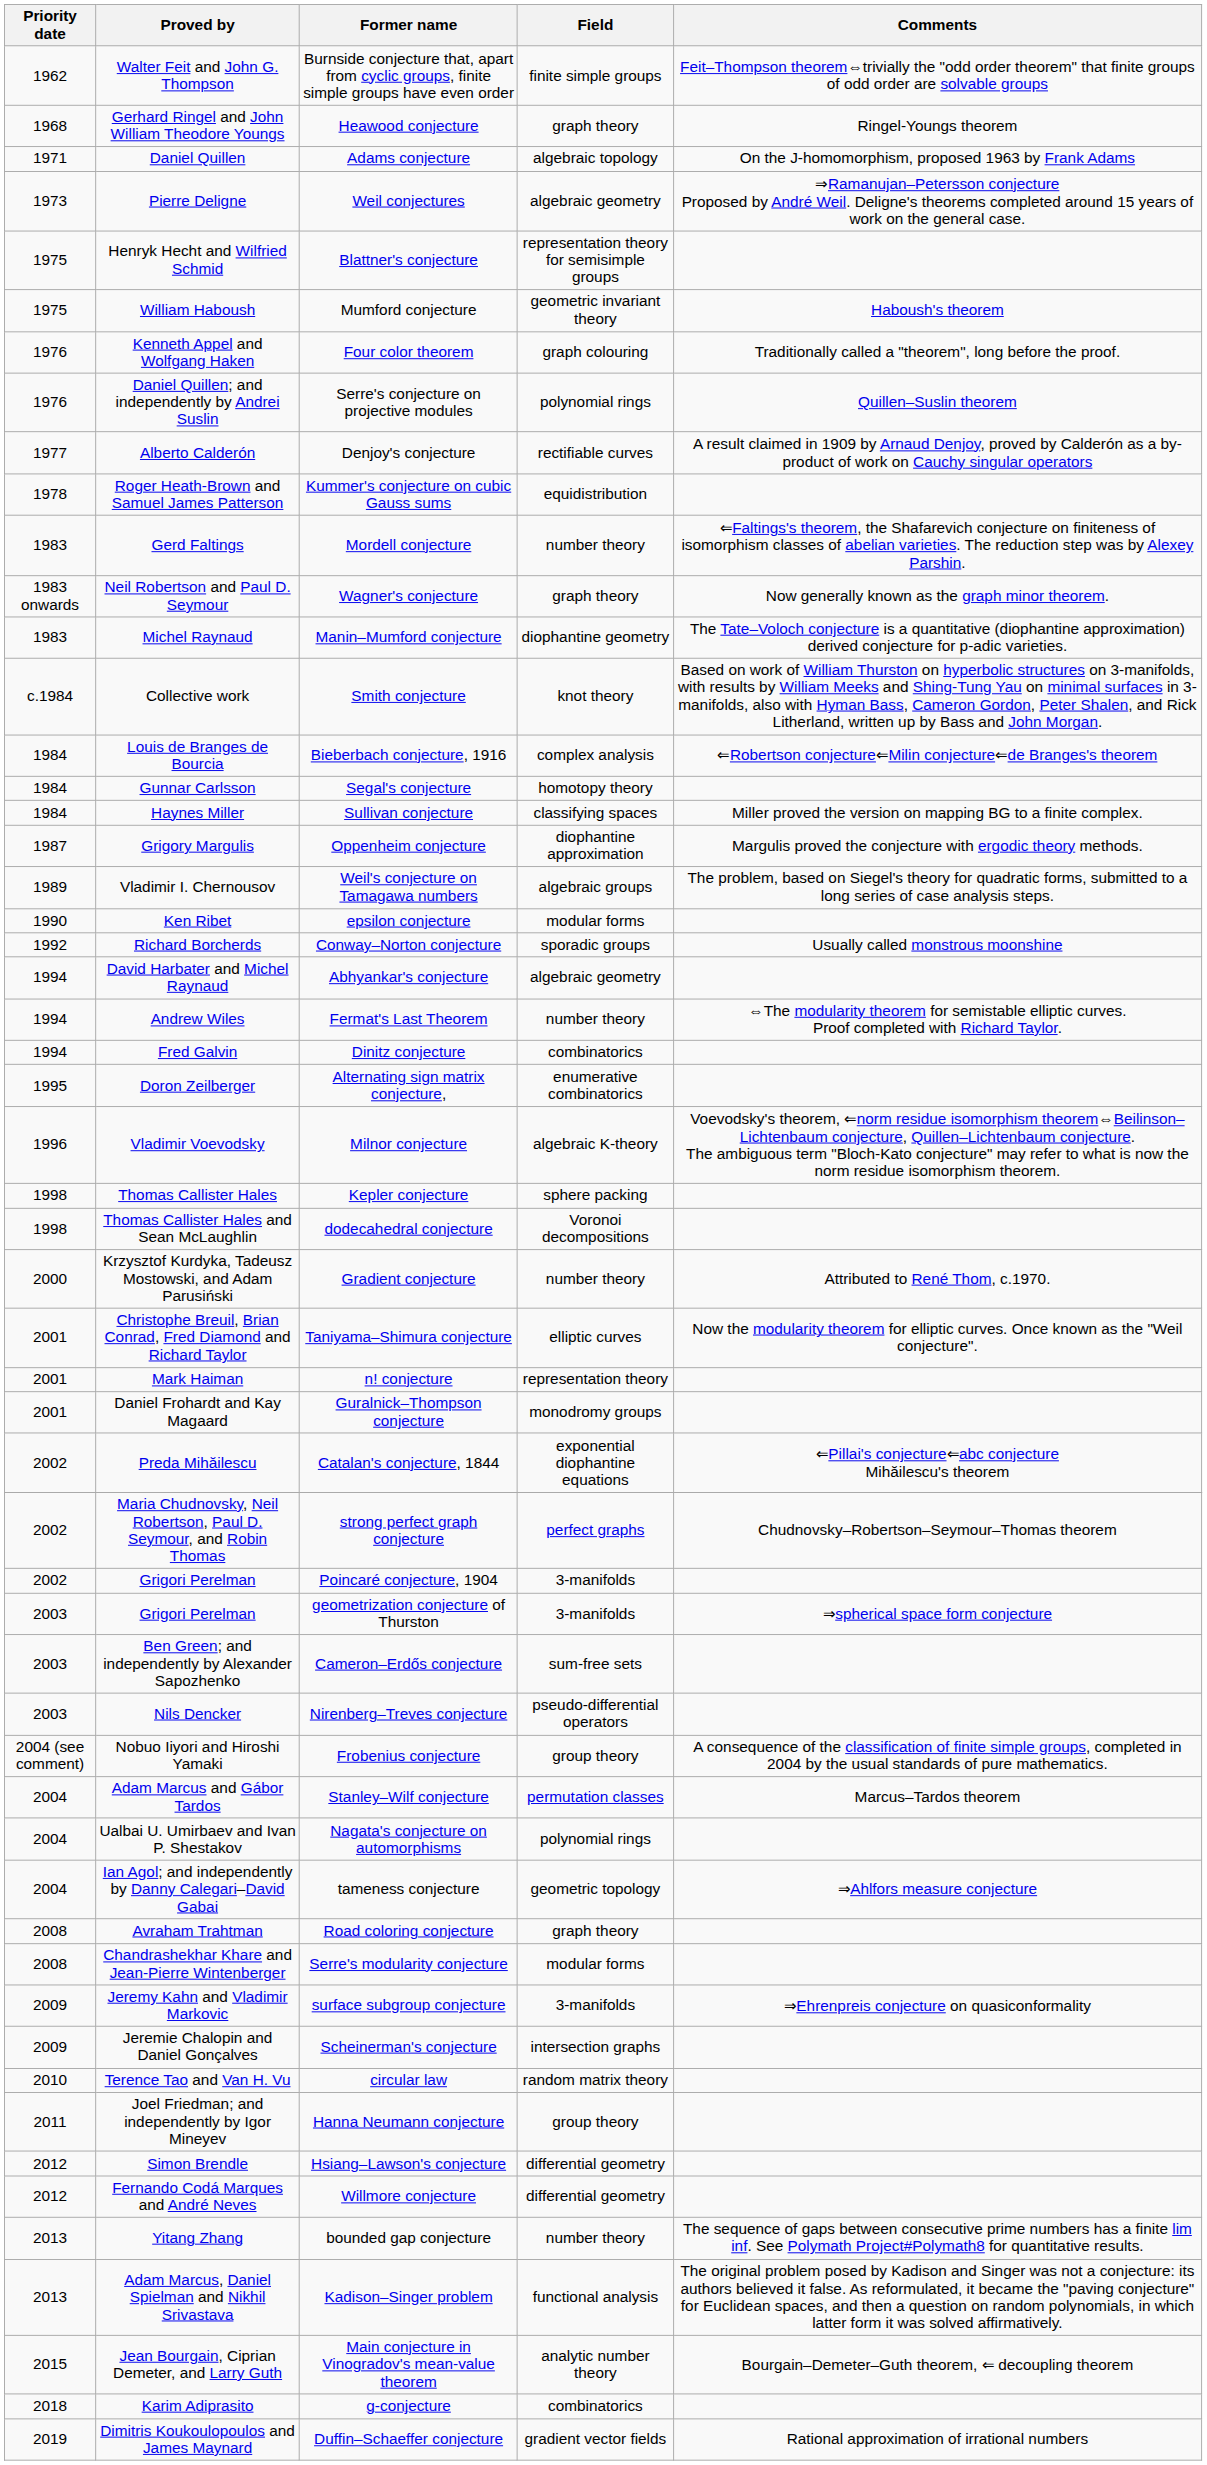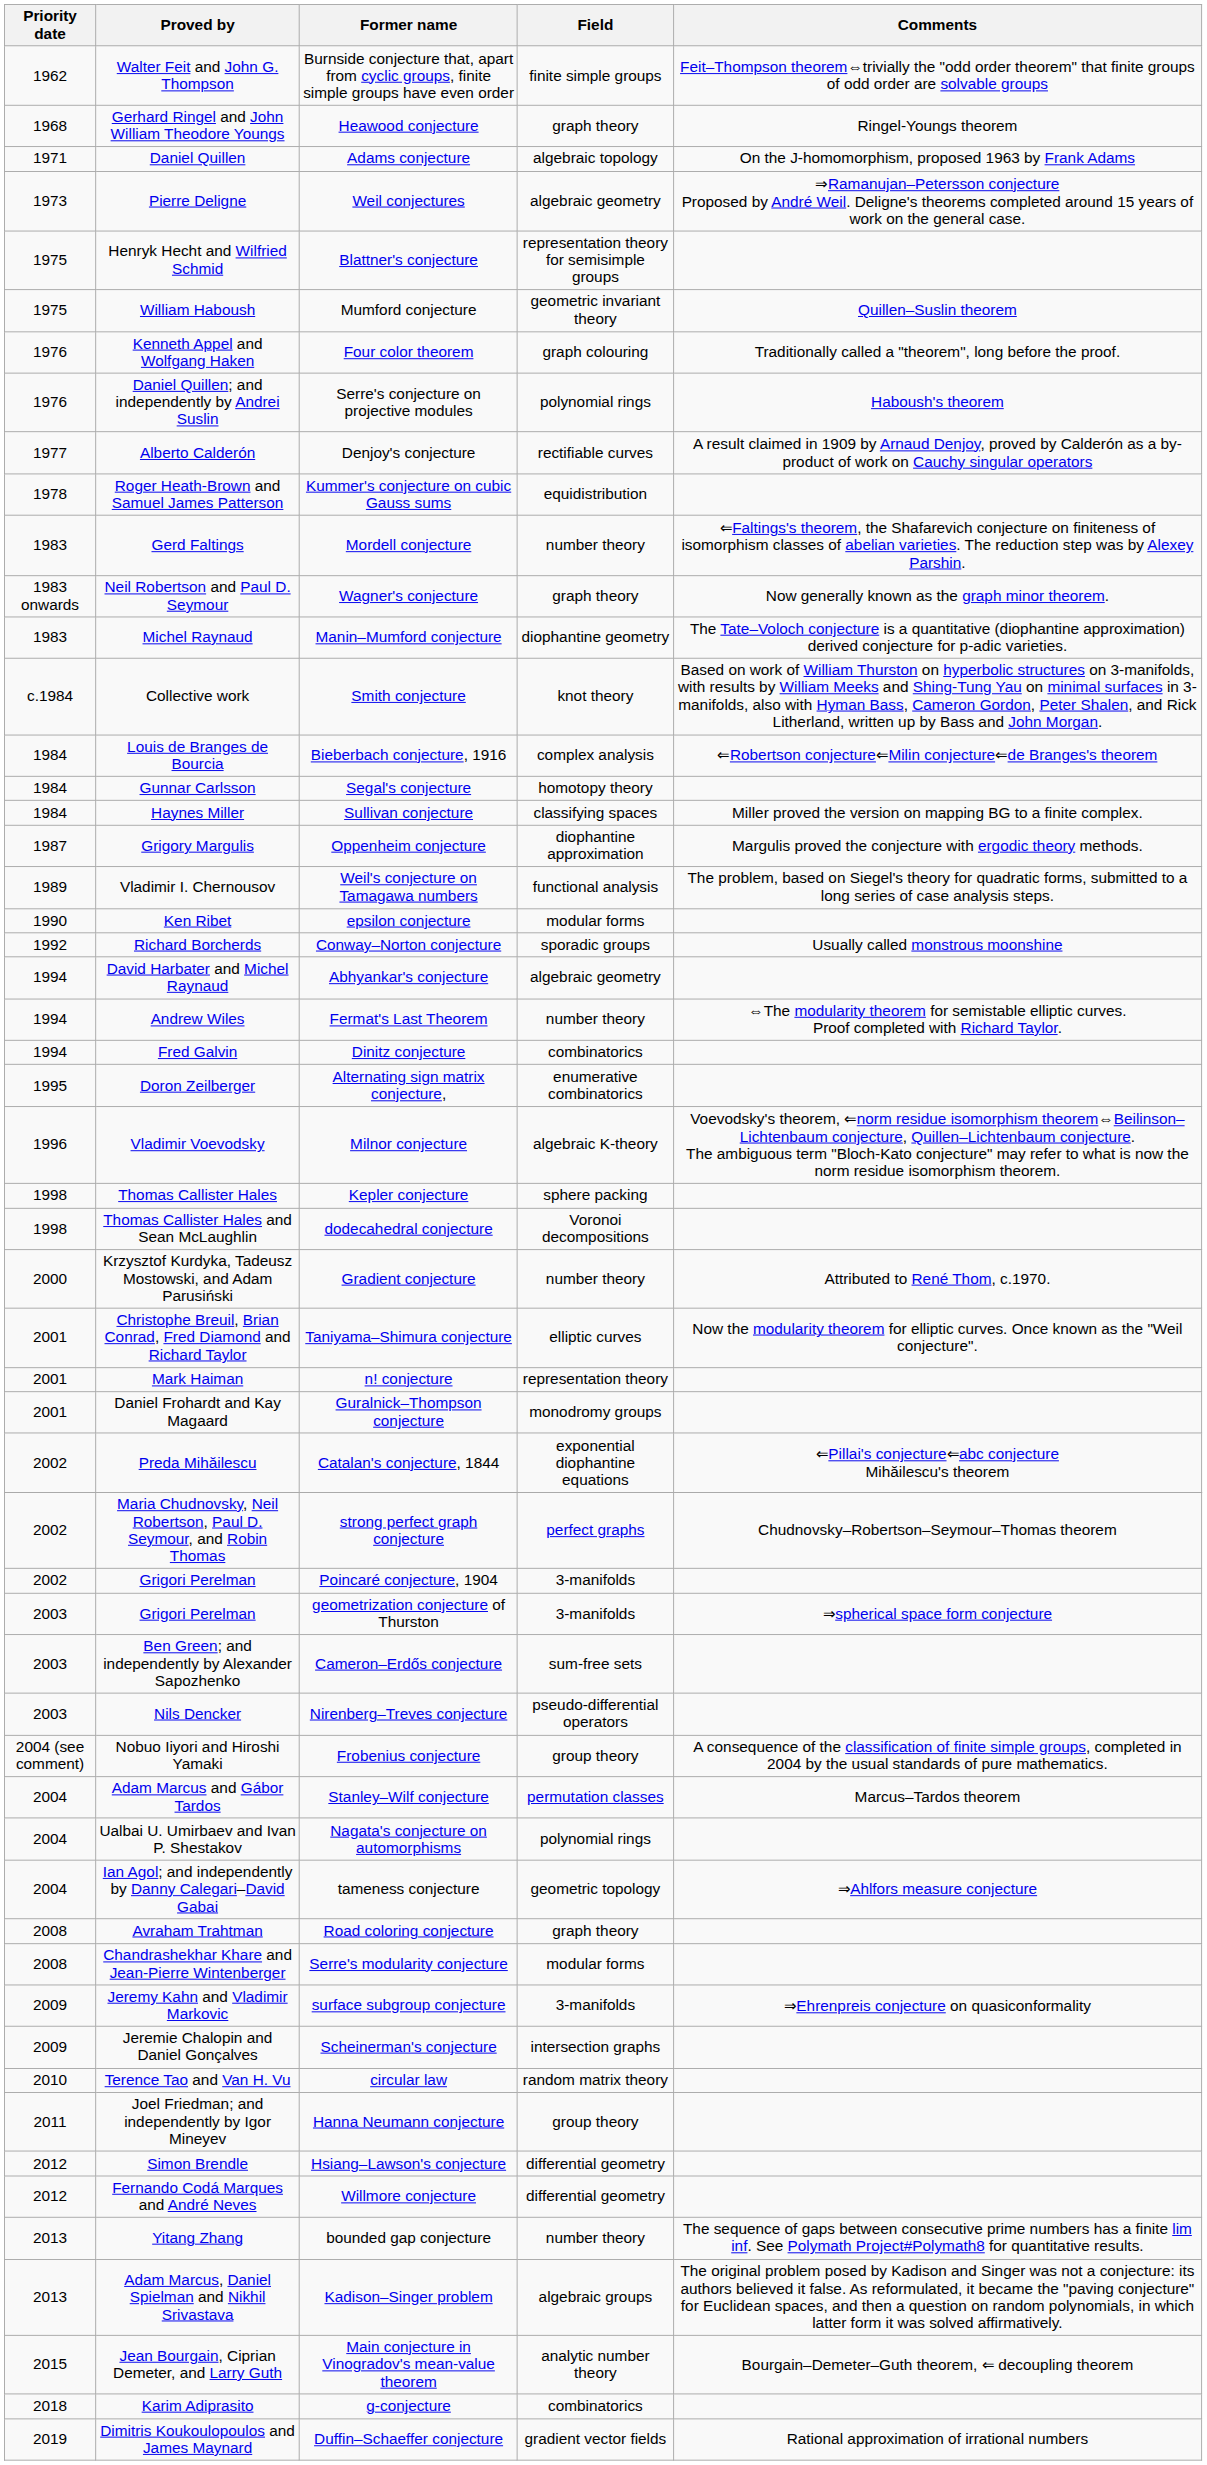(937, 310) Haboush's theorem -> (937, 310) Quillen–Suslin theorem
(937, 402) Quillen–Suslin theorem -> (937, 402) Haboush's theorem
(595, 887) algebraic groups -> (595, 887) functional analysis
(595, 2297) functional analysis -> (595, 2297) algebraic groups
